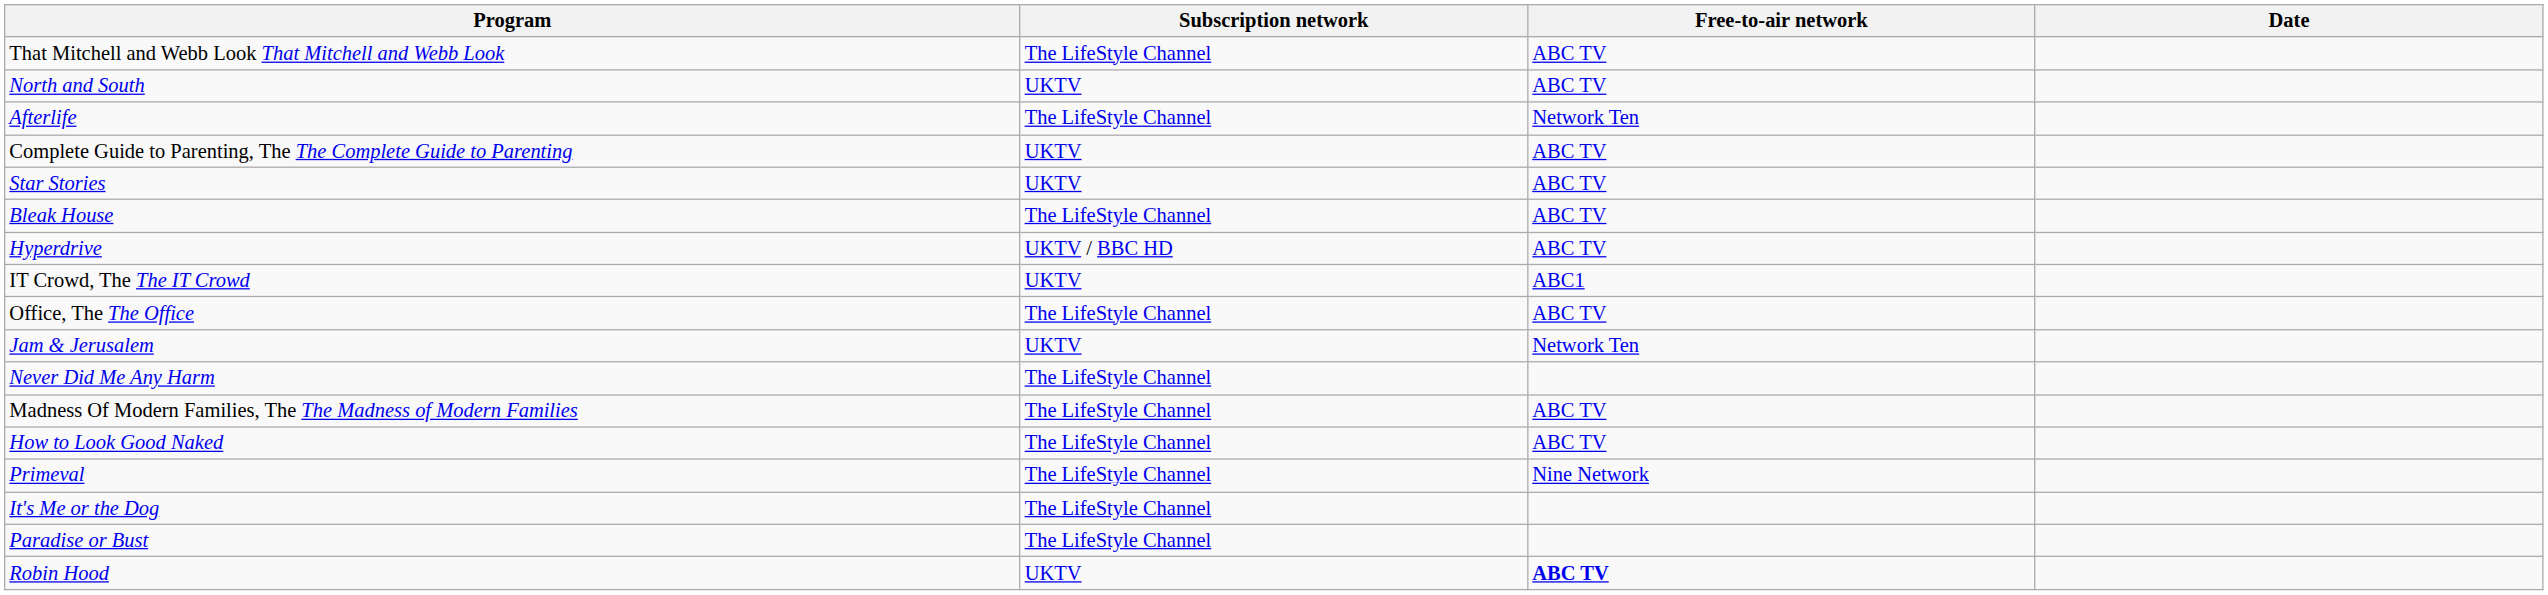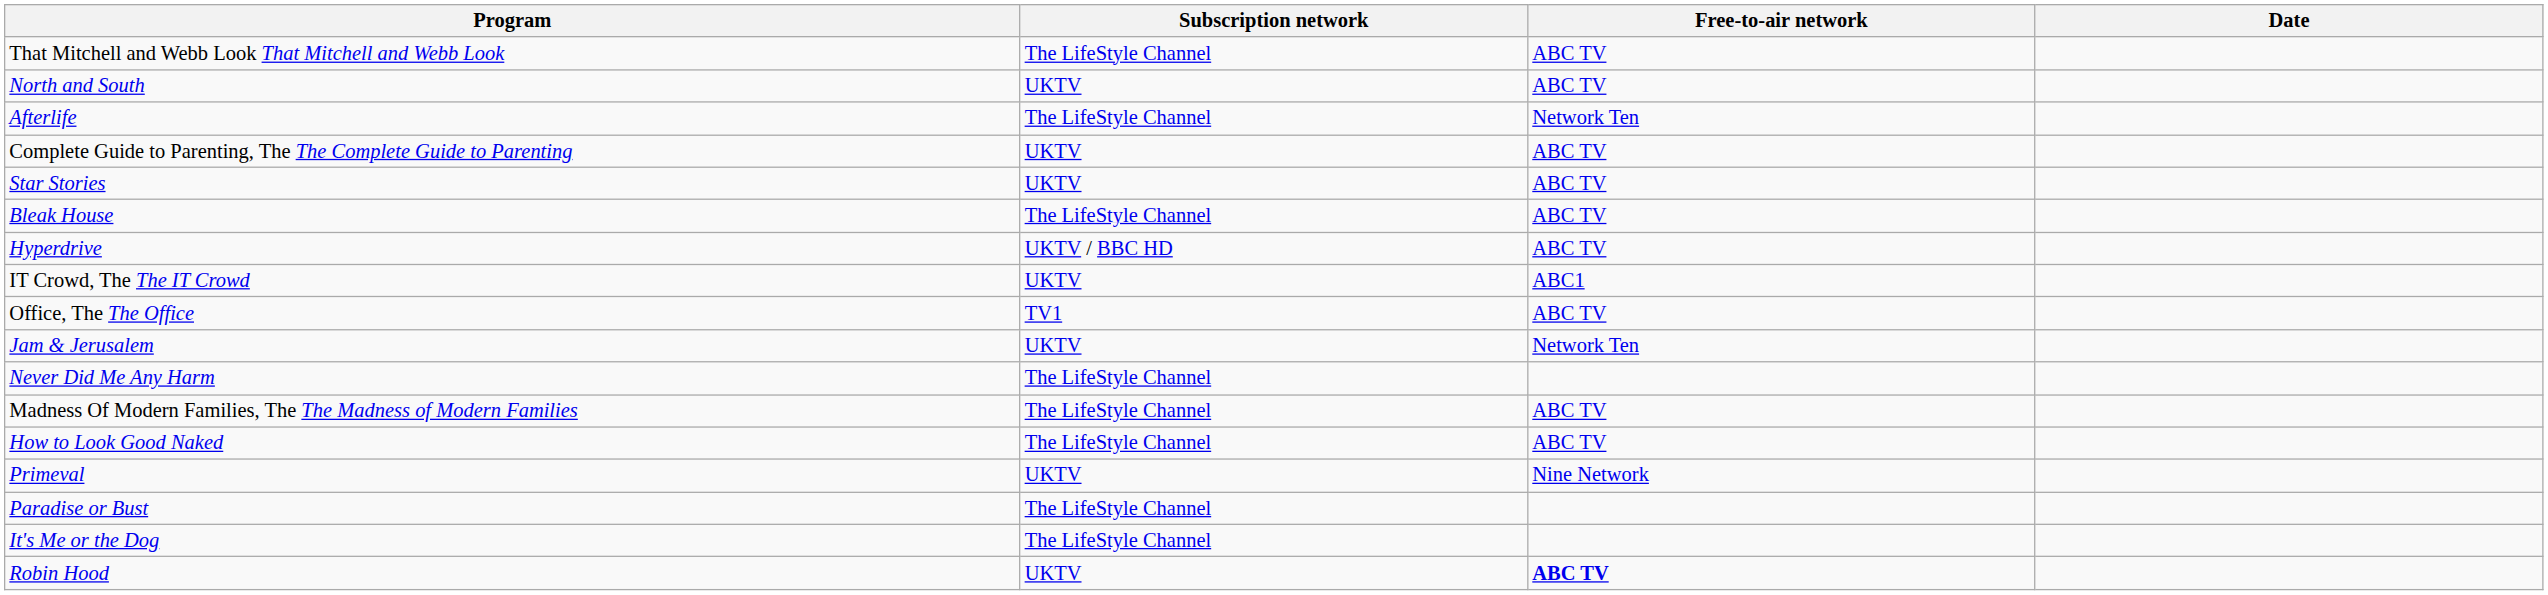(1118, 313) The LifeStyle Channel -> (1043, 313) TV1
(1118, 475) The LifeStyle Channel -> (1053, 475) UKTV
rows swapped: (84, 507) <-> (79, 540)
